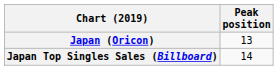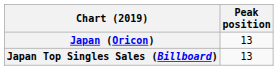(247, 57) 14 -> (247, 57) 13
